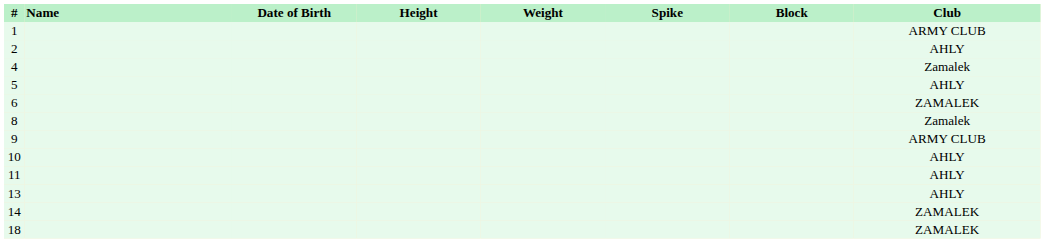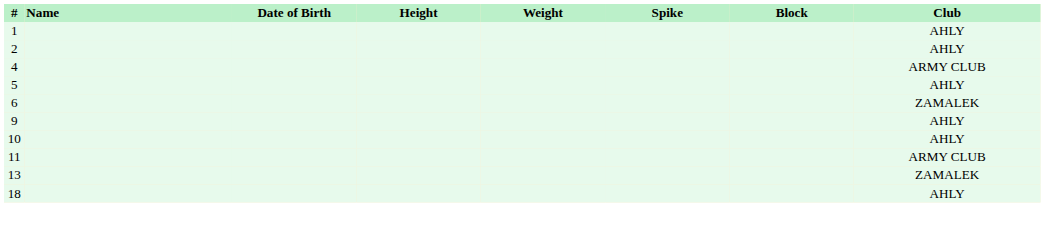(947, 31) ARMY CLUB -> (947, 31) AHLY
(947, 67) Zamalek -> (947, 67) ARMY CLUB
- row: (14, 121)
(947, 139) ARMY CLUB -> (947, 121) AHLY
(947, 175) AHLY -> (947, 157) ARMY CLUB
(947, 193) AHLY -> (947, 175) ZAMALEK
- row: (14, 211)
(947, 229) ZAMALEK -> (947, 193) AHLY
